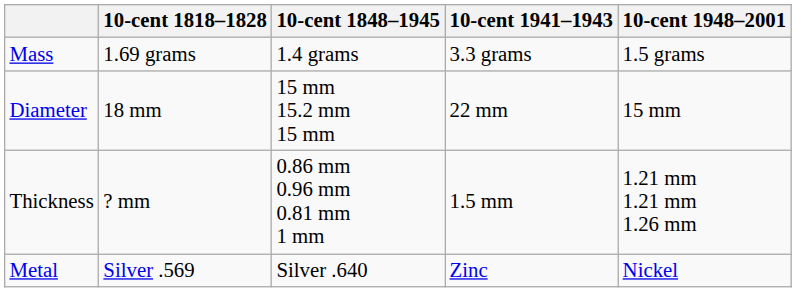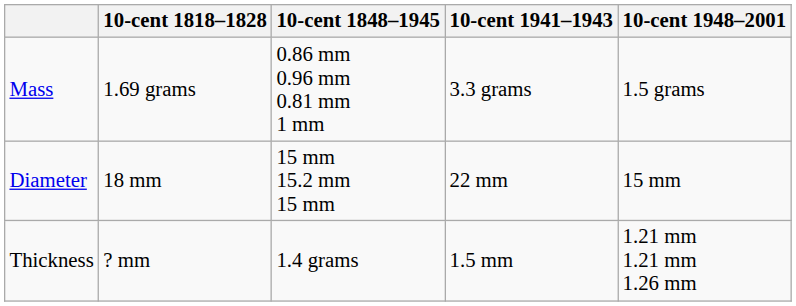(317, 53) 1.4 grams -> (313, 89) 0.86 mm 0.96 mm 0.81 mm 1 mm
(313, 201) 0.86 mm 0.96 mm 0.81 mm 1 mm -> (317, 260) 1.4 grams
- row: (34, 269)
